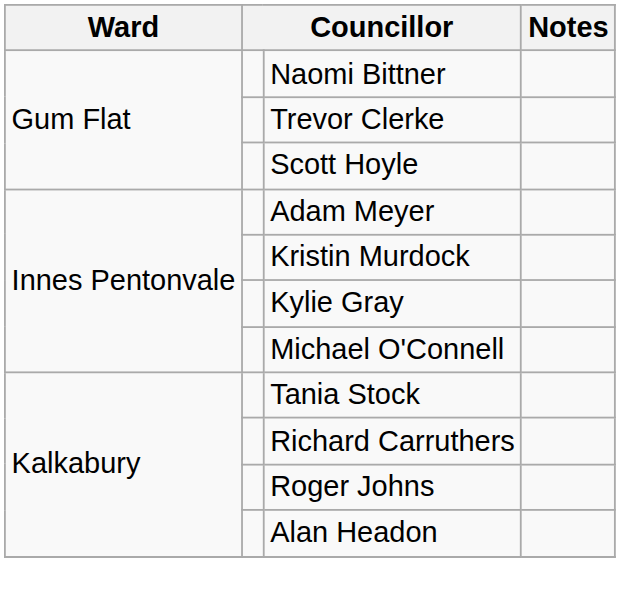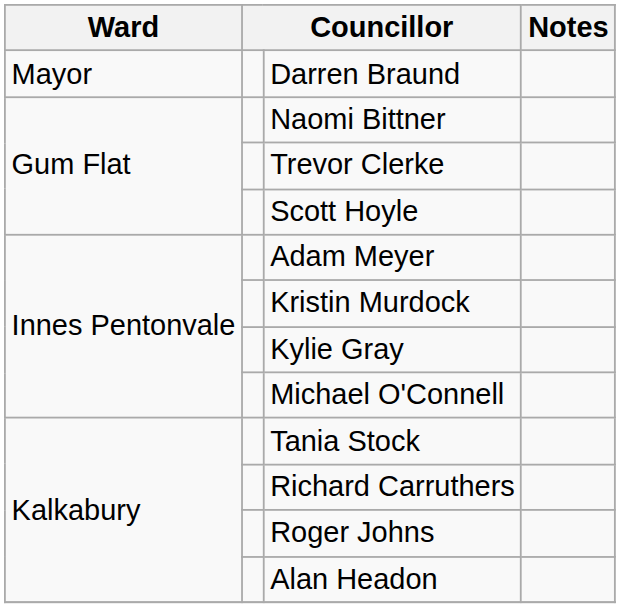+ row: (365, 73)
